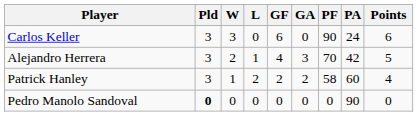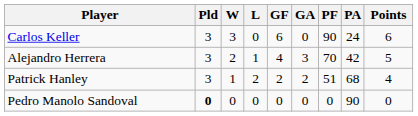(330, 79) 58 -> (330, 79) 51
(353, 79) 60 -> (353, 79) 68
